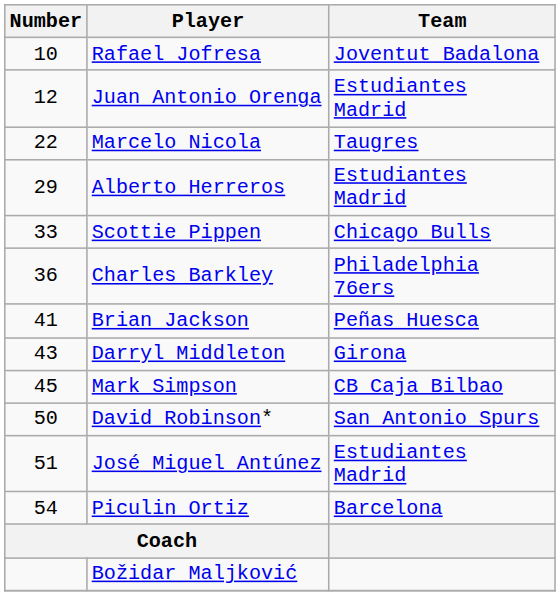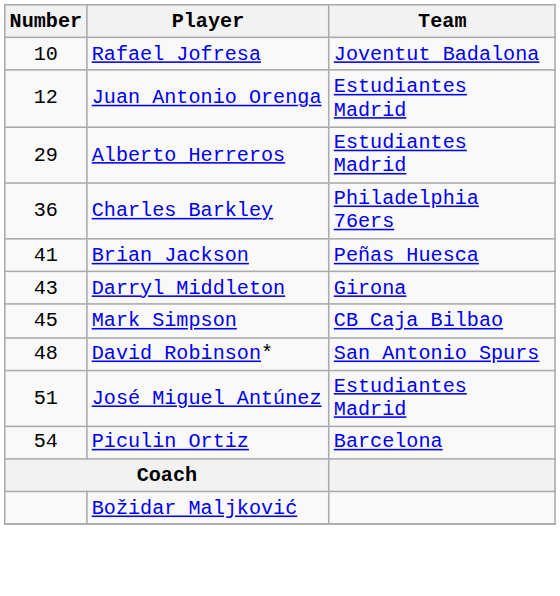- row: (176, 143)
- row: (176, 232)
(46, 419) 50 -> (46, 354) 48
